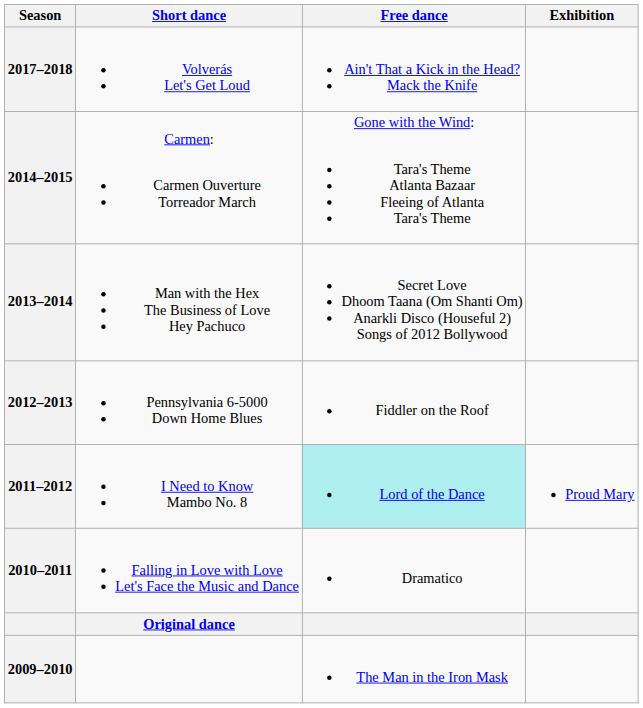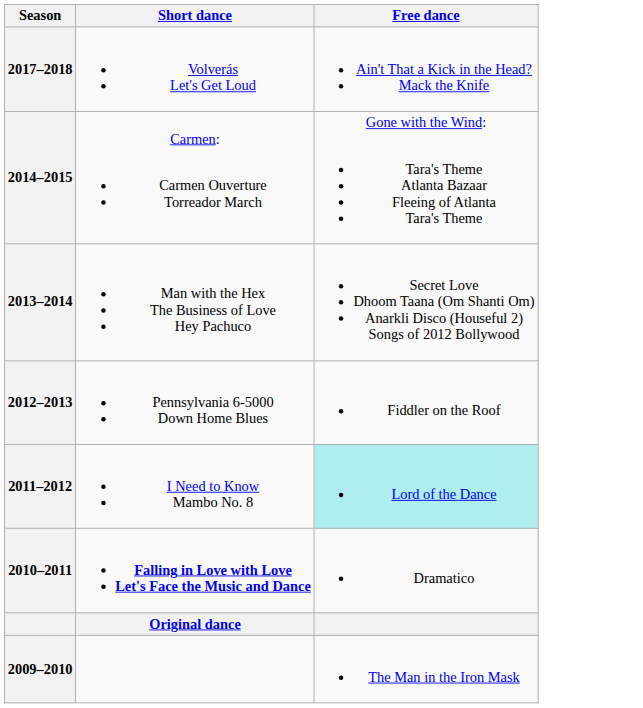- column: (582, 15)
(189, 579) normal -> (195, 579) bold
